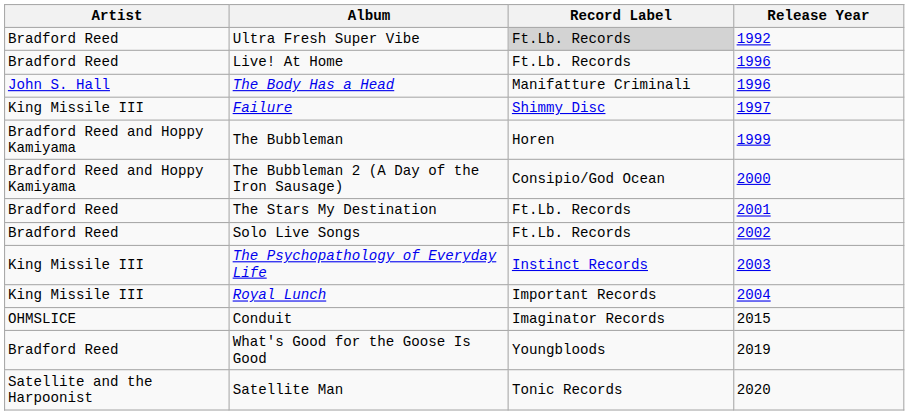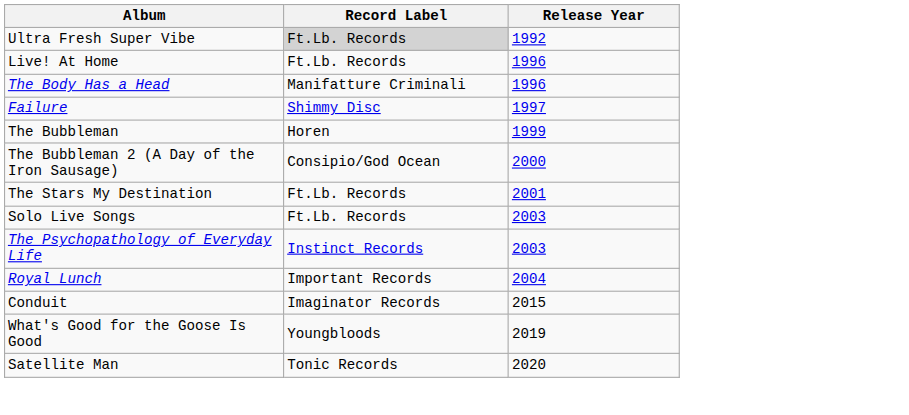- column: (117, 16)
(754, 234) 2002 -> (529, 217) 2003
